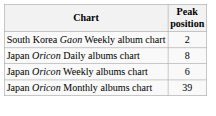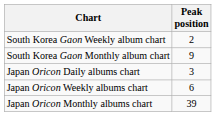+ row: (88, 55)
(187, 55) 8 -> (192, 71) 3
